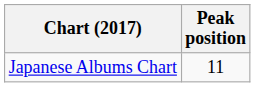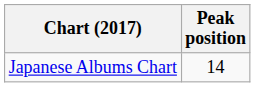(216, 67) 11 -> (216, 67) 14
